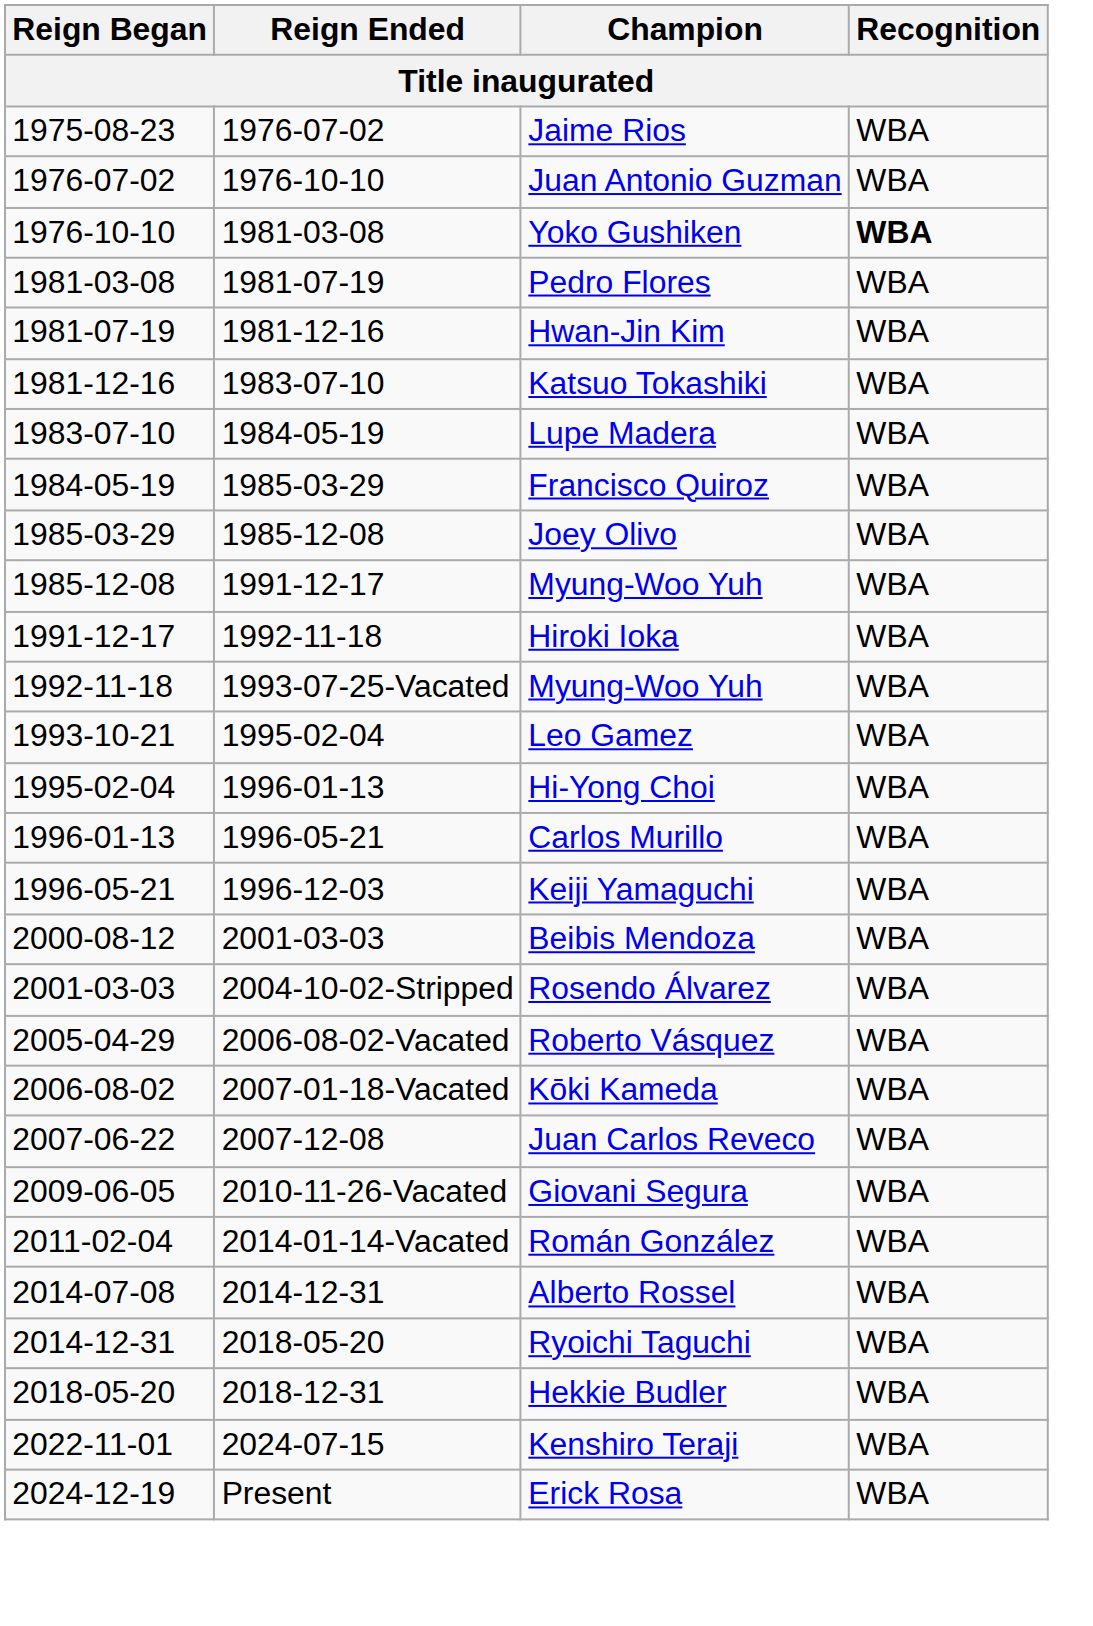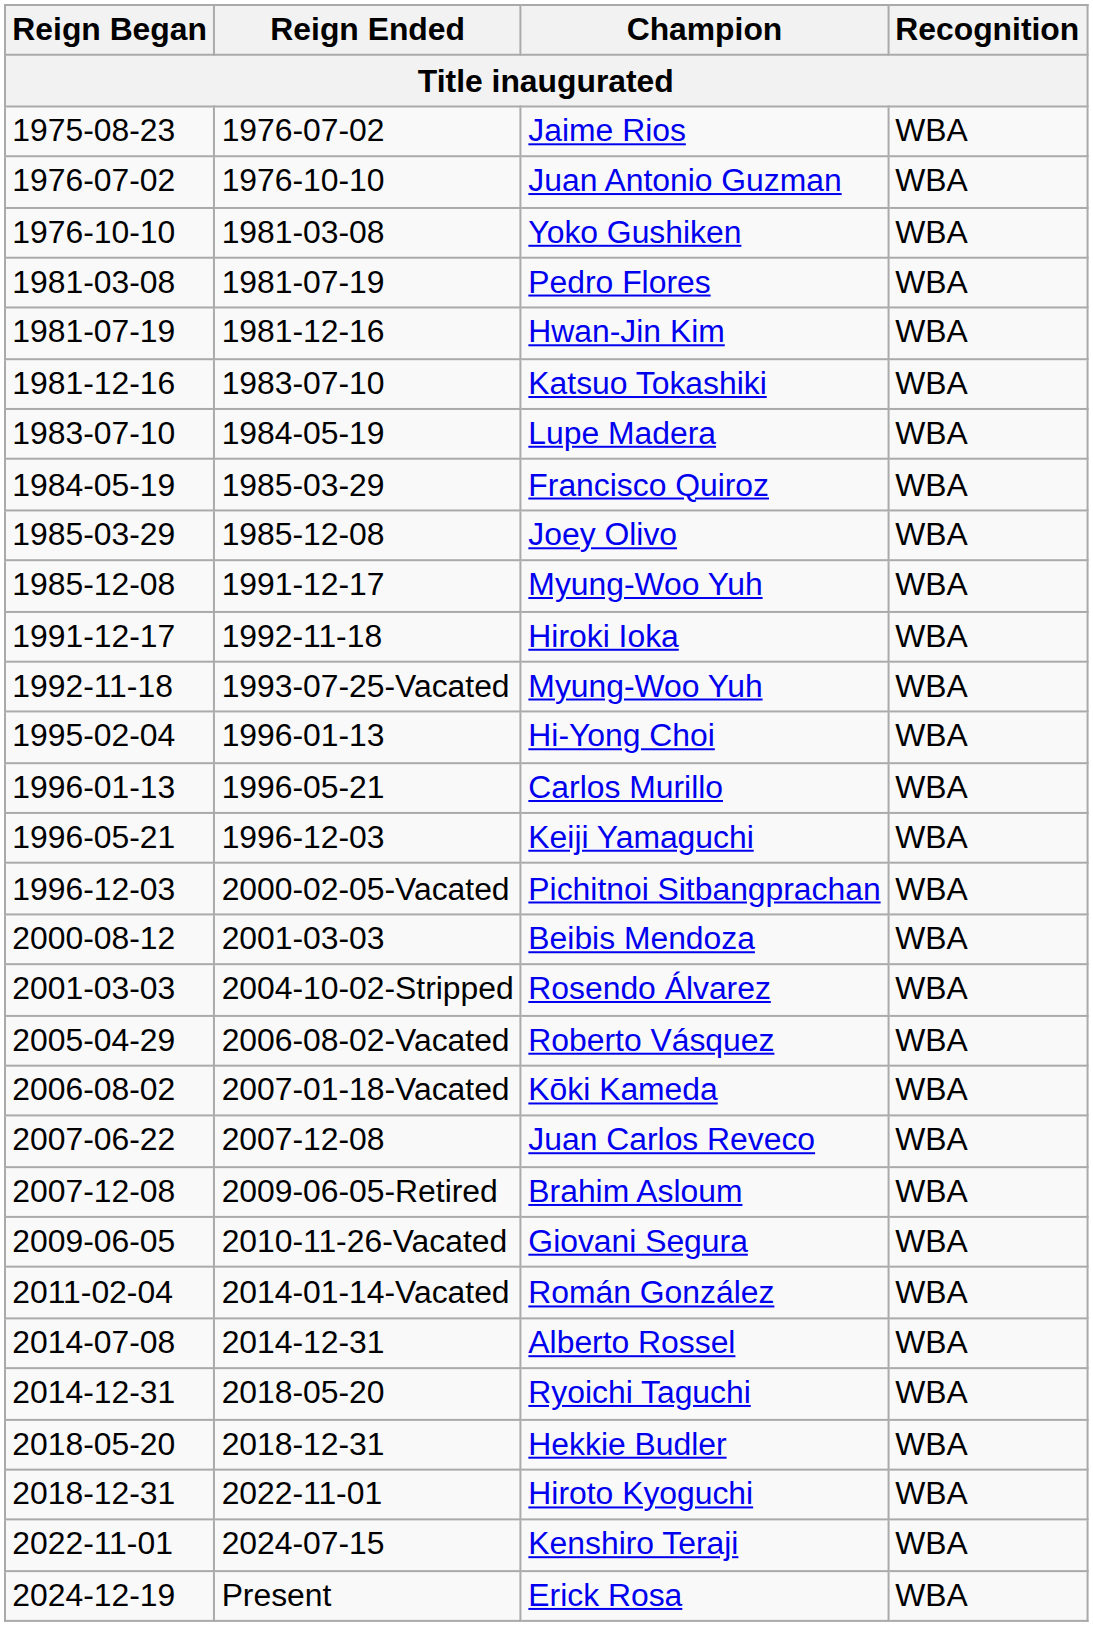(894, 231) bold -> (932, 231) normal
- row: (94, 736)
+ row: (94, 888)
+ row: (94, 1191)
+ row: (94, 1494)
